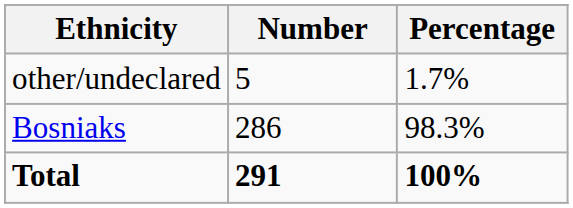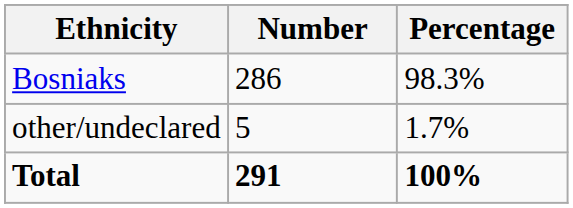rows swapped: (69, 127) <-> (116, 78)
